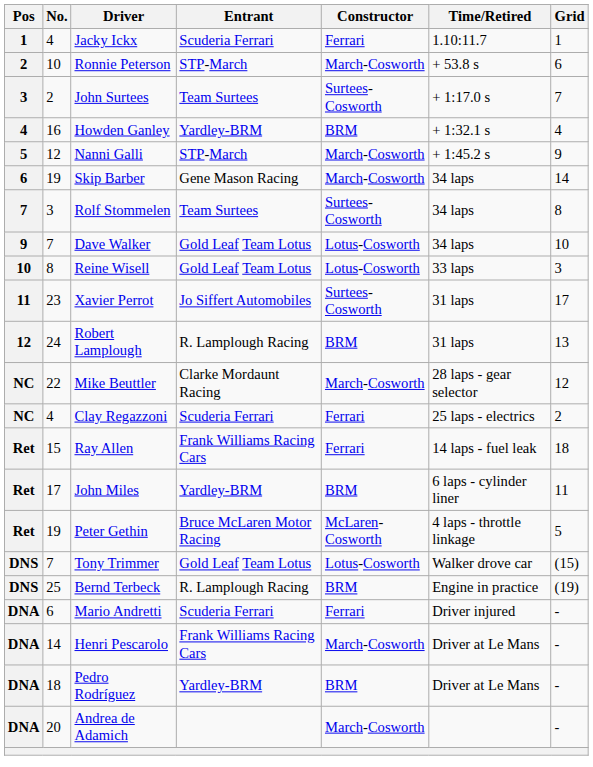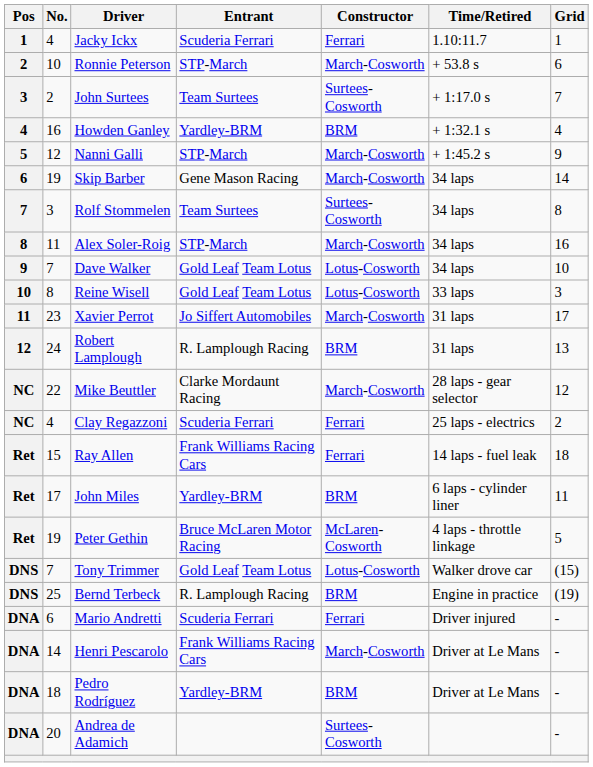+ row: (122, 243)
(353, 300) Surtees-Cosworth -> (375, 315) March-Cosworth
(375, 727) March-Cosworth -> (353, 734) Surtees-Cosworth
